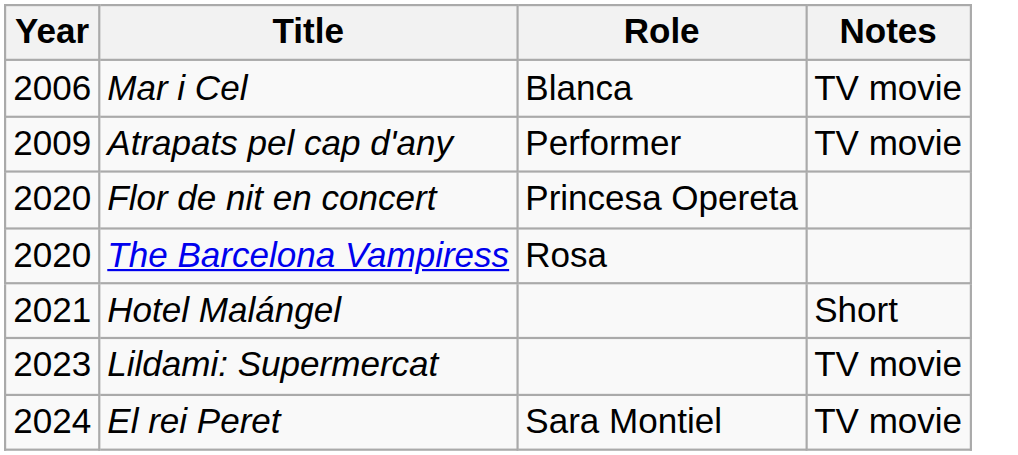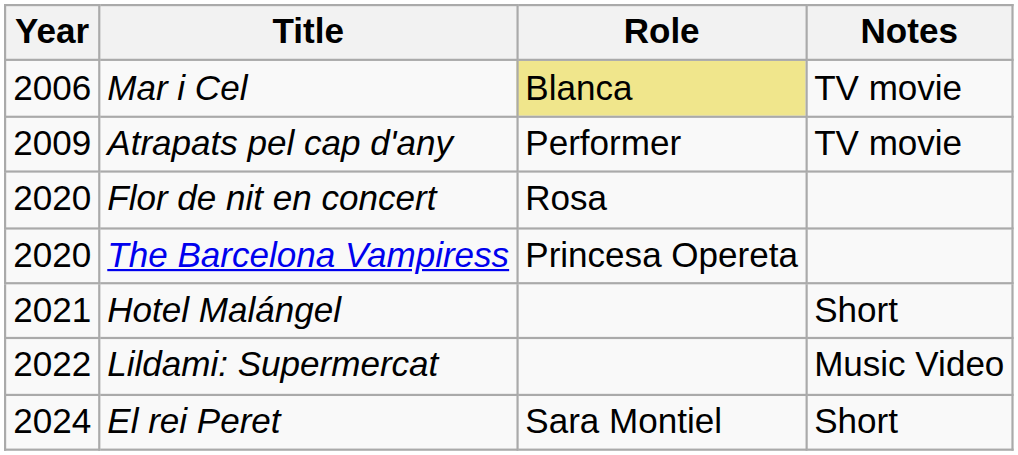(579, 87) no background -> (579, 87) khaki background
(662, 198) Princesa Opereta -> (566, 198) Rosa
(566, 254) Rosa -> (662, 254) Princesa Opereta
(52, 365) 2023 -> (52, 365) 2022
(888, 365) TV movie -> (909, 365) Music Video
(888, 421) TV movie -> (856, 421) Short
